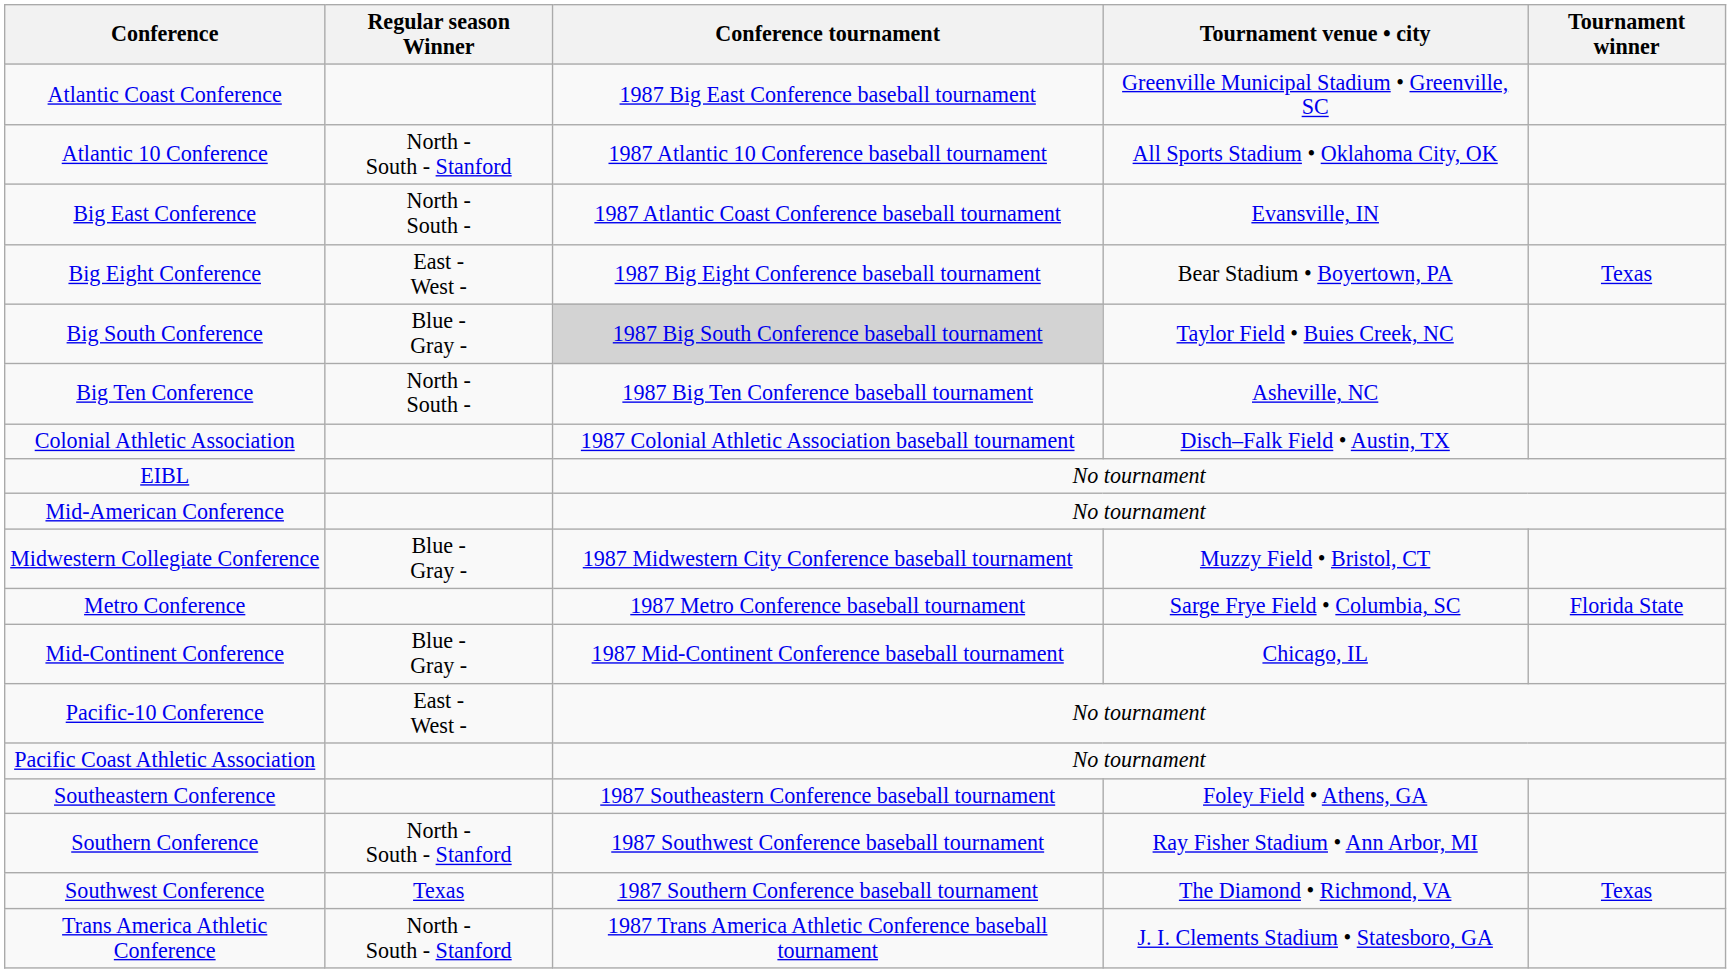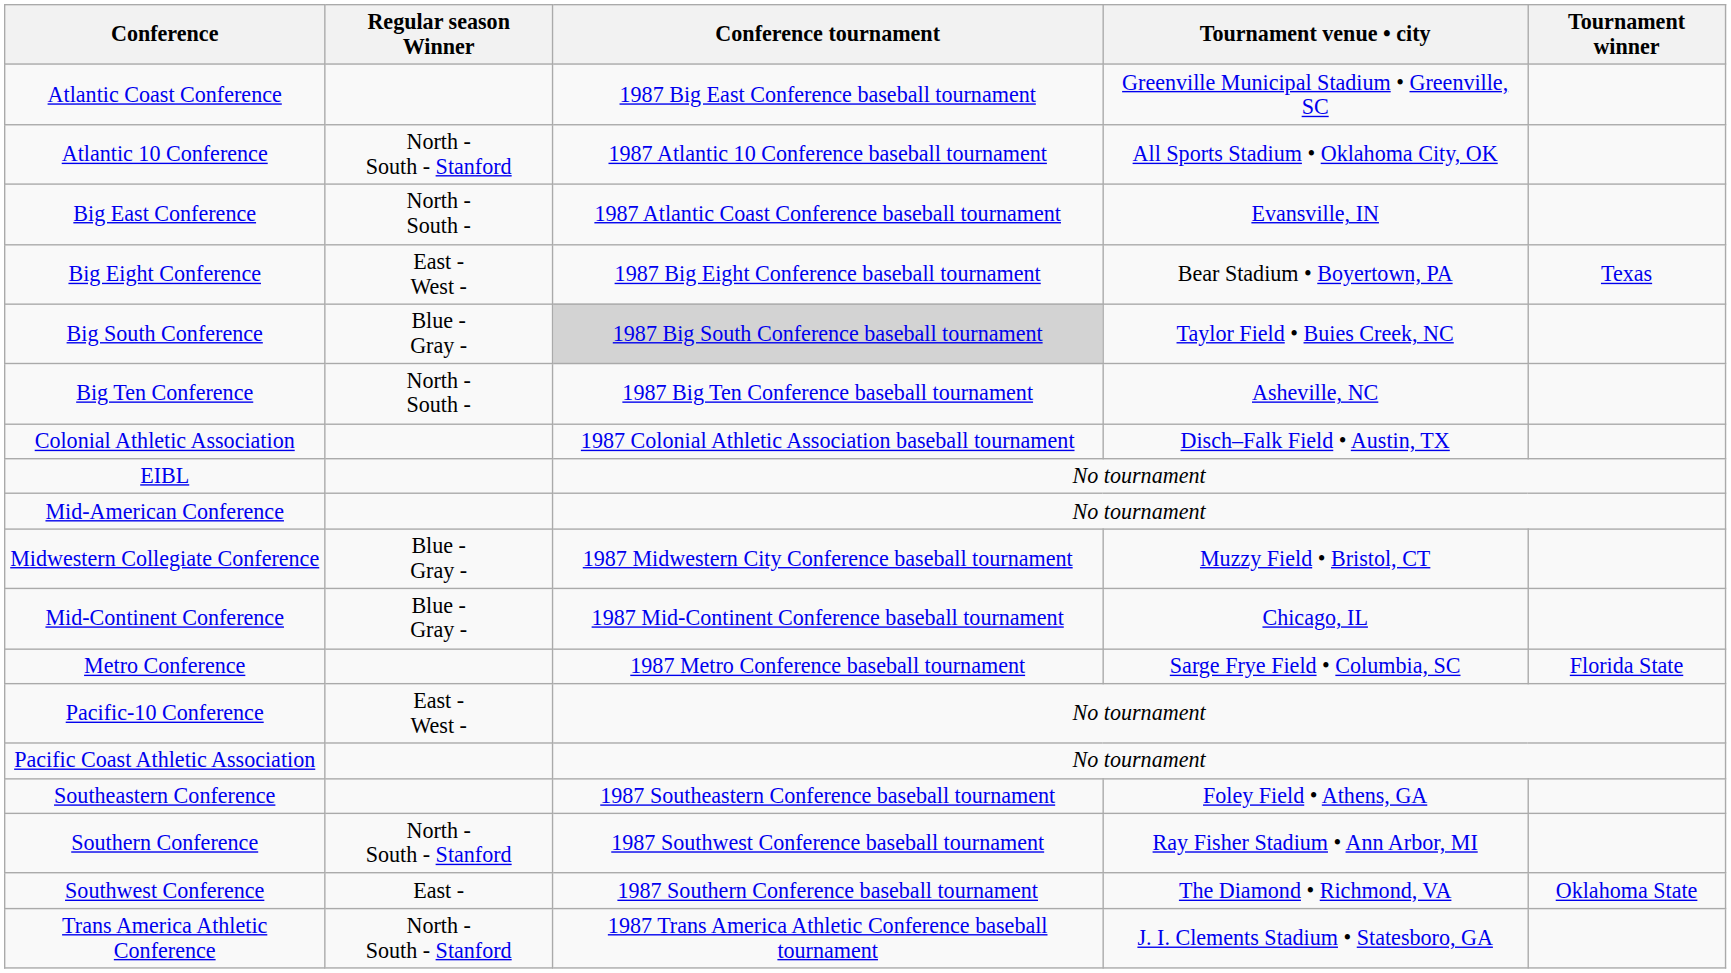rows swapped: (165, 605) <-> (165, 653)
(439, 890) Texas -> (439, 890) East -
(1627, 890) Texas -> (1627, 890) Oklahoma State
